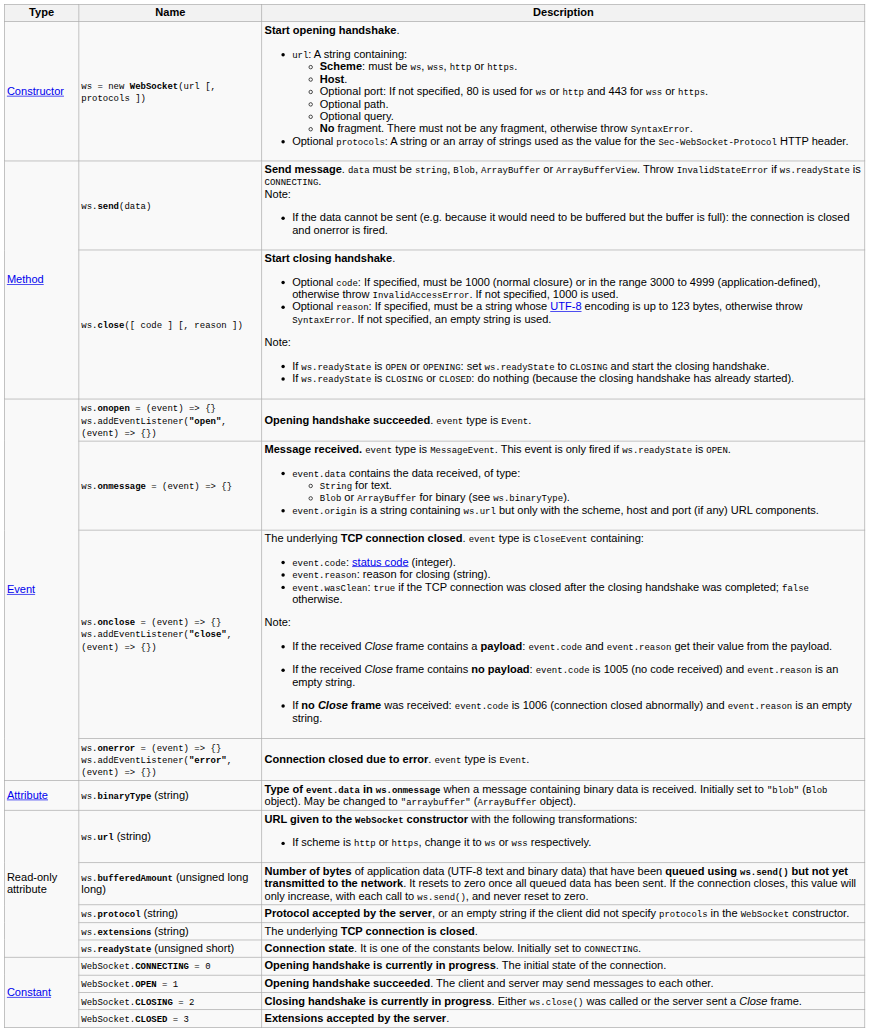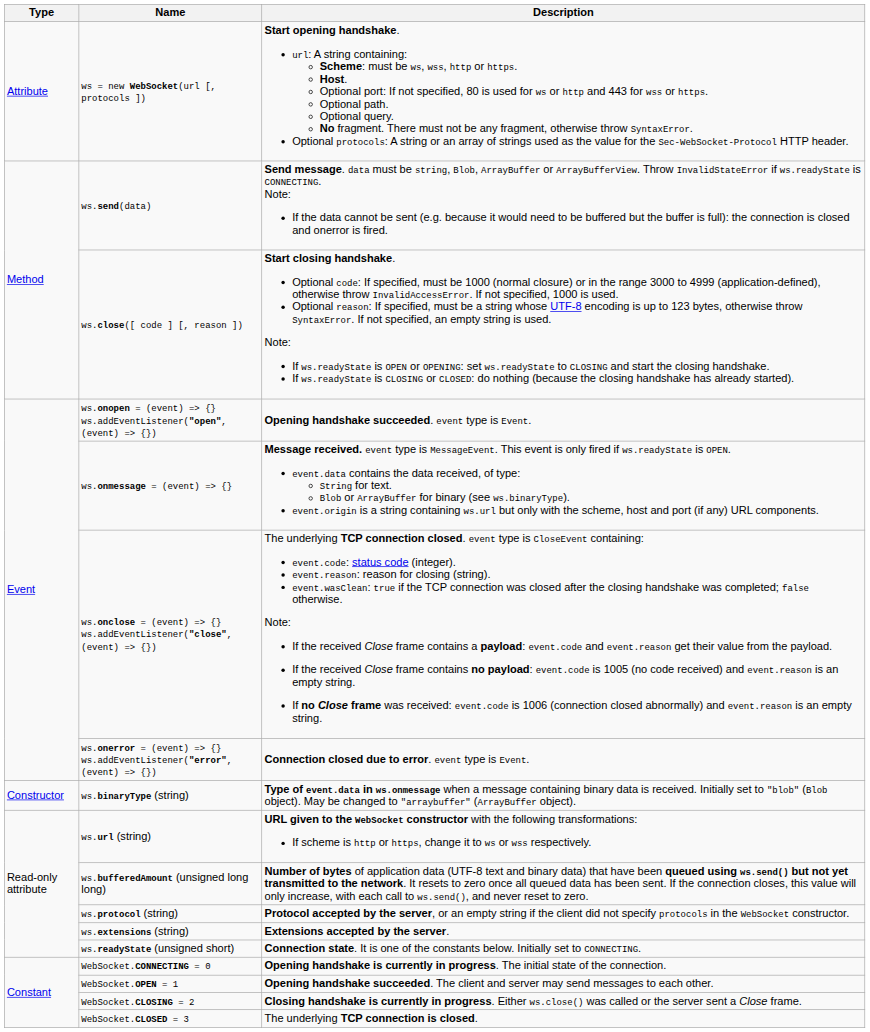(35, 91) Constructor -> (27, 91) Attribute
(27, 795) Attribute -> (35, 795) Constructor
(371, 931) The underlying TCP connection is closed. -> (357, 931) Extensions accepted by the server.
(357, 1018) Extensions accepted by the server. -> (371, 1018) The underlying TCP connection is closed.
